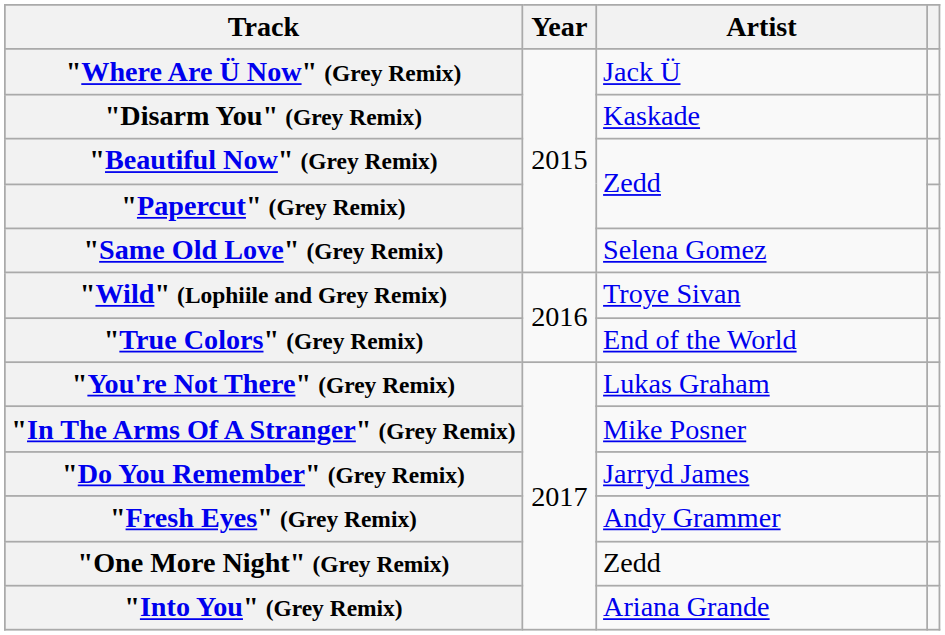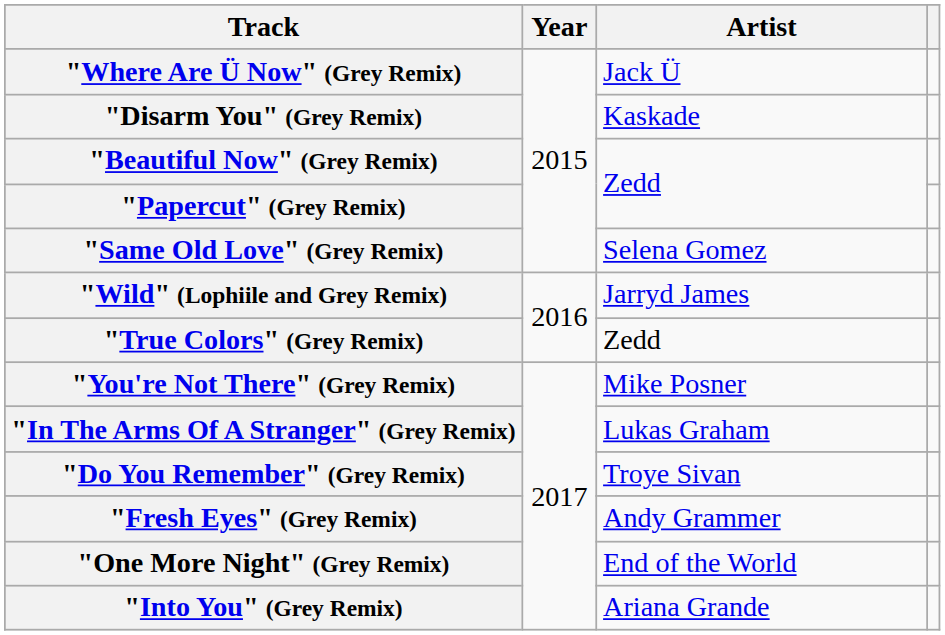(672, 294) Troye Sivan -> (676, 294) Jarryd James
(700, 339) End of the World -> (632, 339) Zedd
(686, 384) Lukas Graham -> (675, 384) Mike Posner
(675, 428) Mike Posner -> (686, 428) Lukas Graham
(676, 473) Jarryd James -> (672, 473) Troye Sivan
(632, 562) Zedd -> (700, 562) End of the World
